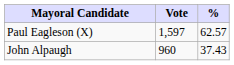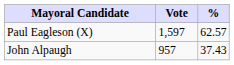(167, 50) 960 -> (167, 50) 957
